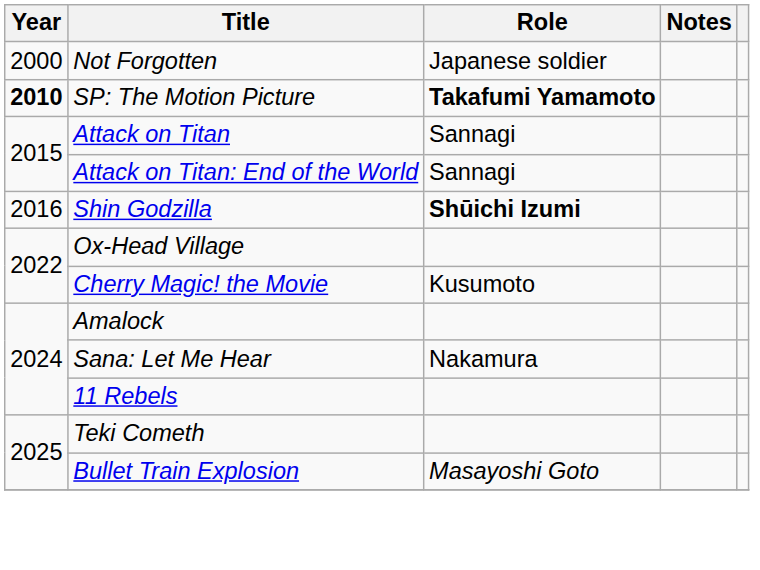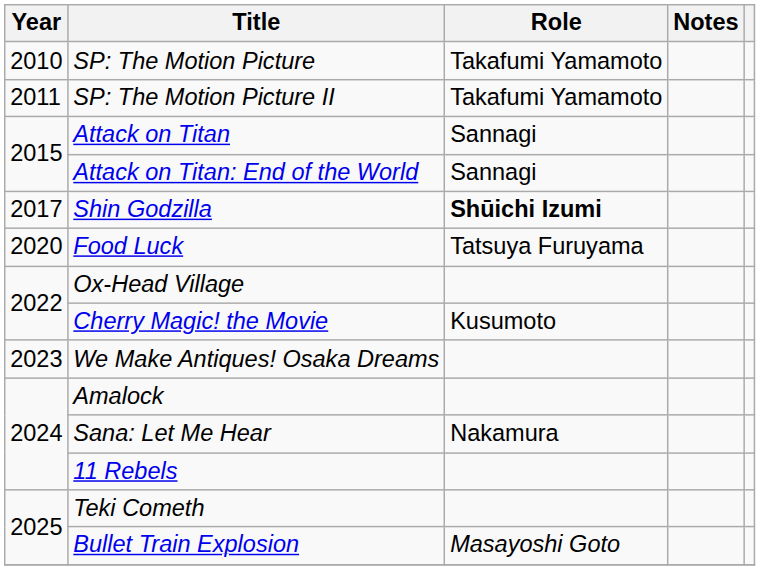- row: (145, 60)
(36, 97) bold -> (36, 60) normal
(542, 97) bold -> (556, 60) normal
+ row: (204, 97)
(36, 209) 2016 -> (36, 209) 2017
+ row: (128, 246)
+ row: (256, 358)
